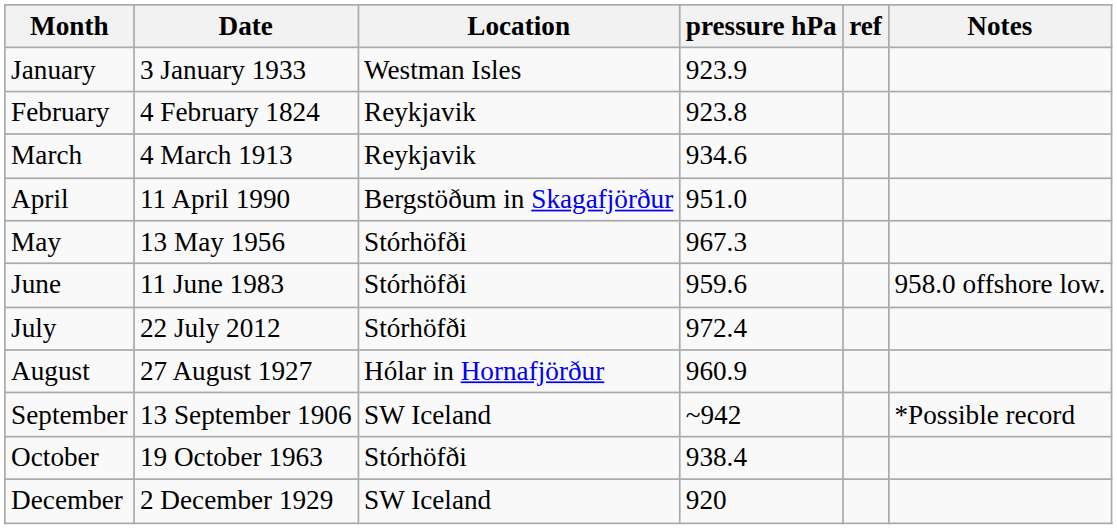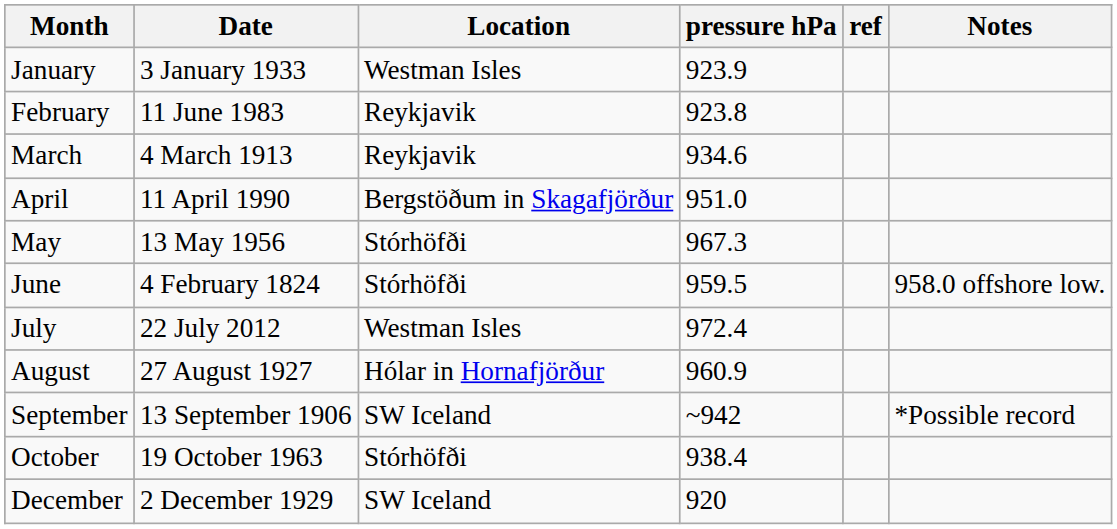(230, 112) 4 February 1824 -> (212, 112) 11 June 1983
(212, 284) 11 June 1983 -> (230, 284) 4 February 1824
(716, 284) 959.6 -> (716, 284) 959.5
(415, 328) Stórhöfði -> (443, 328) Westman Isles
